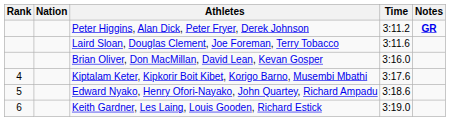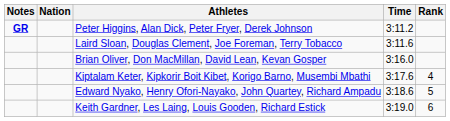columns swapped: (19, 12) <-> (429, 12)
